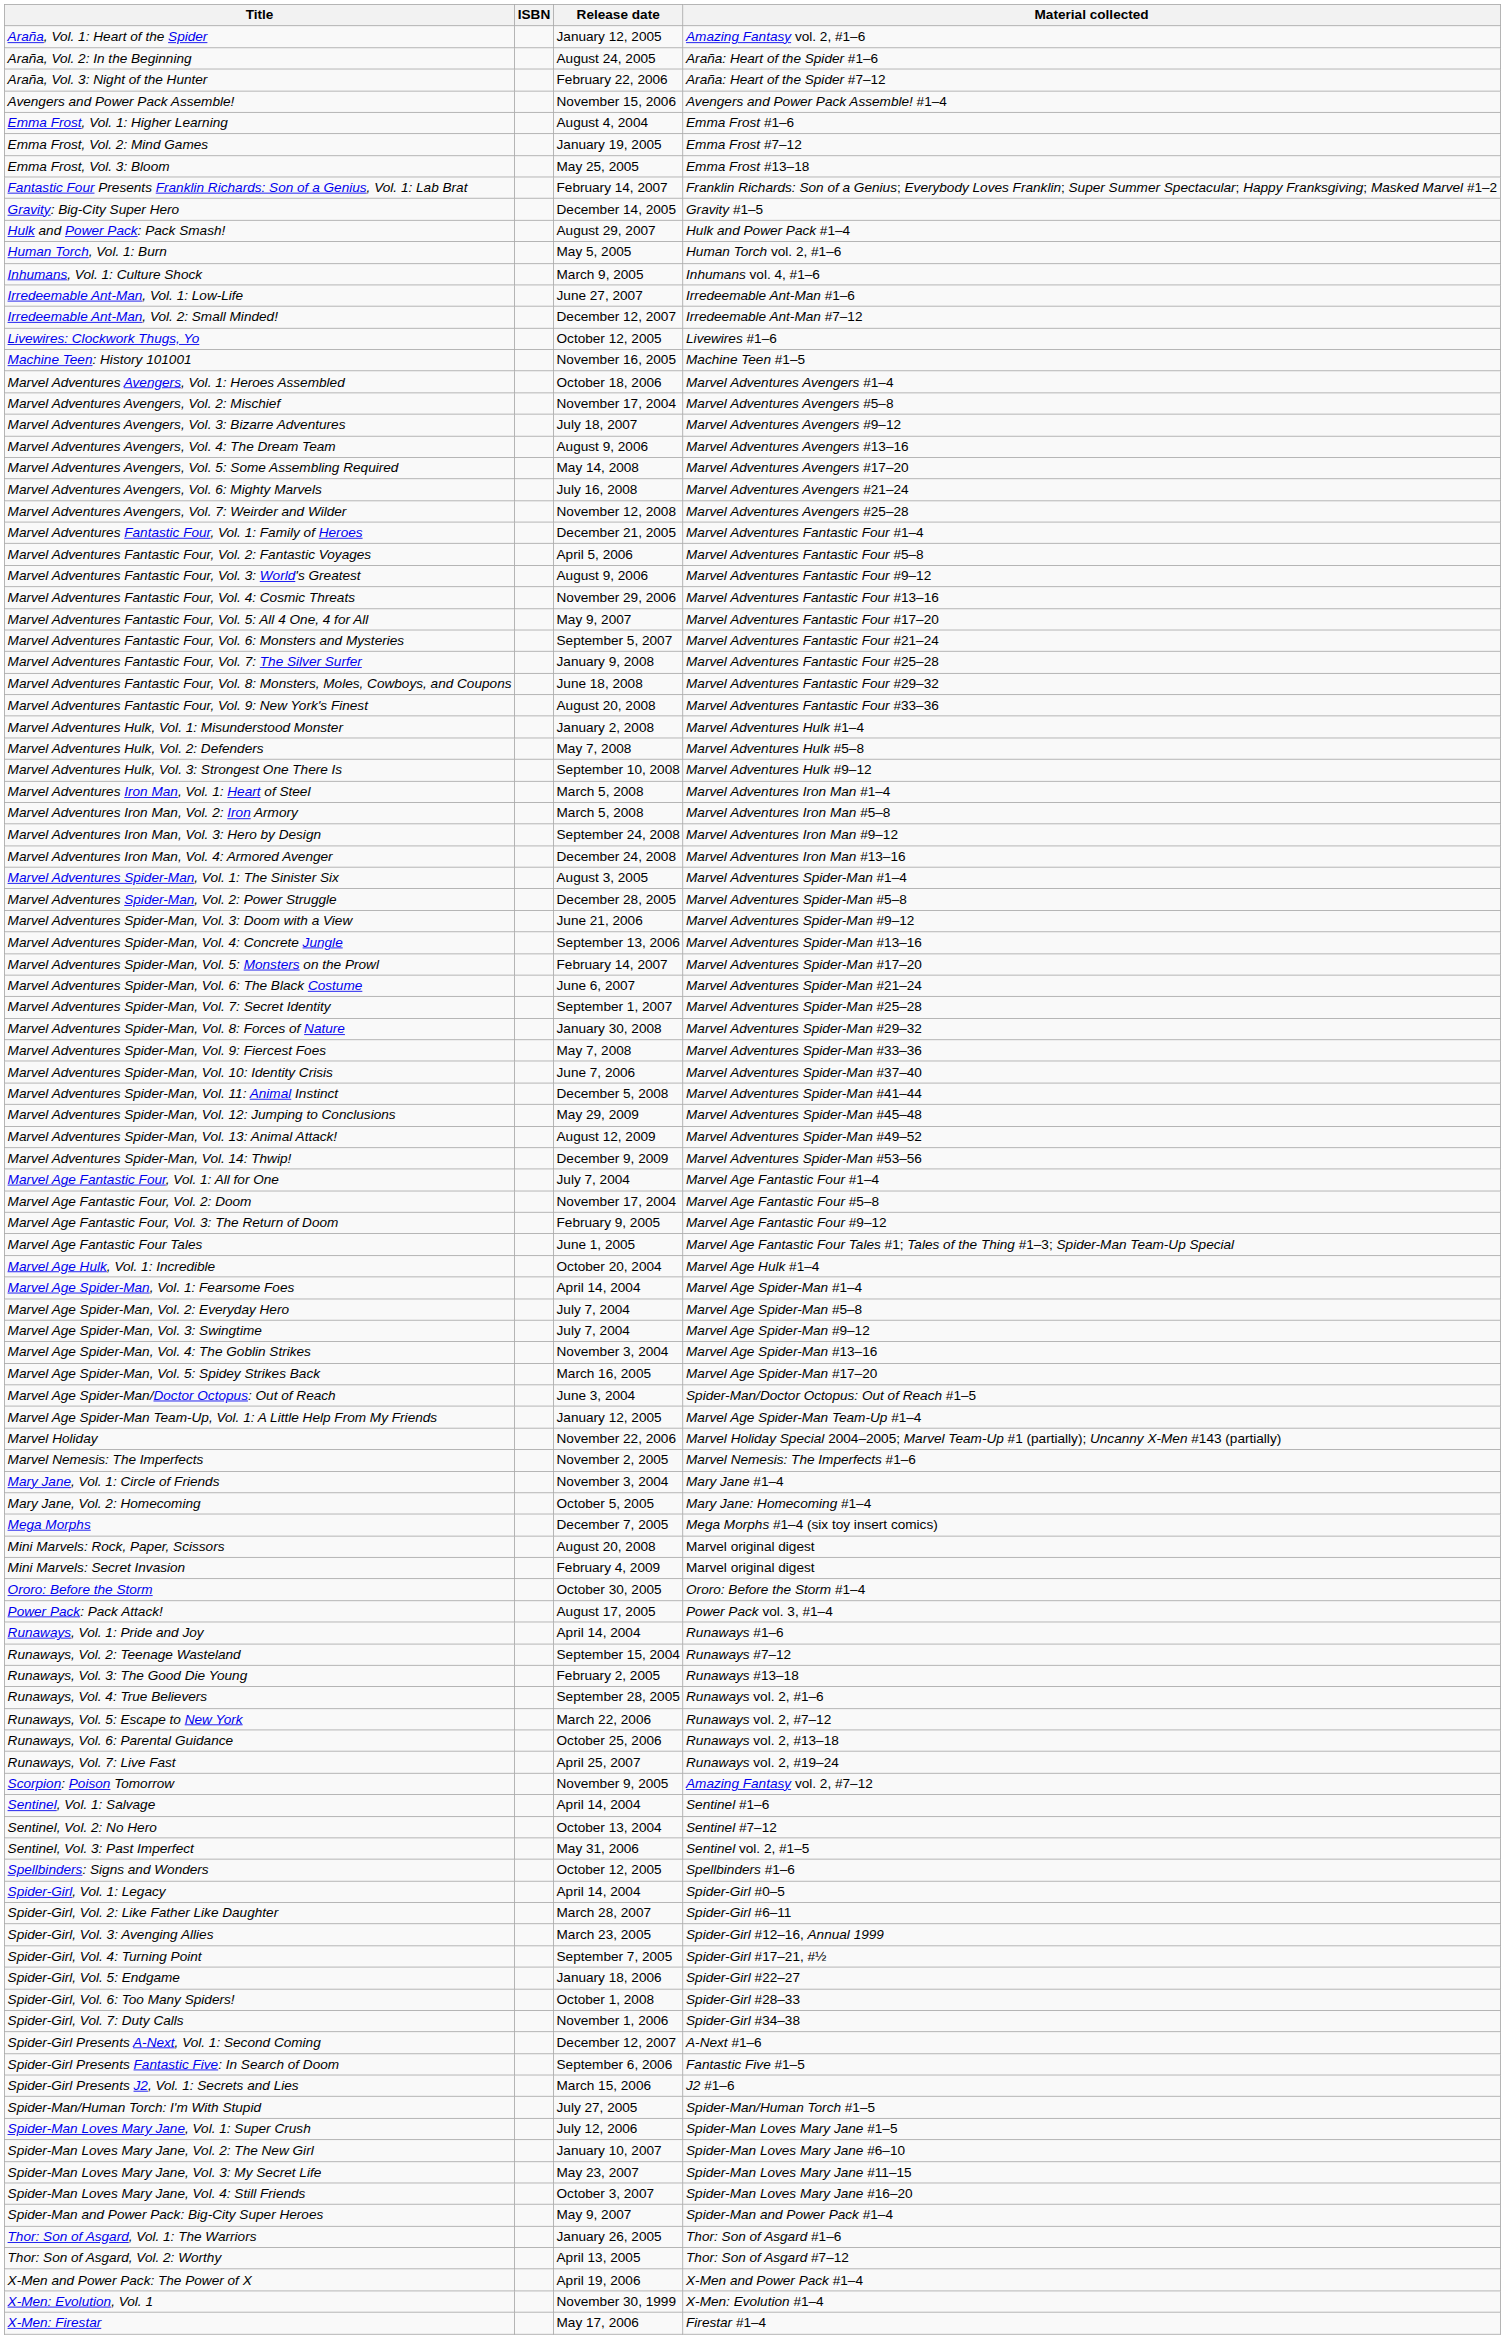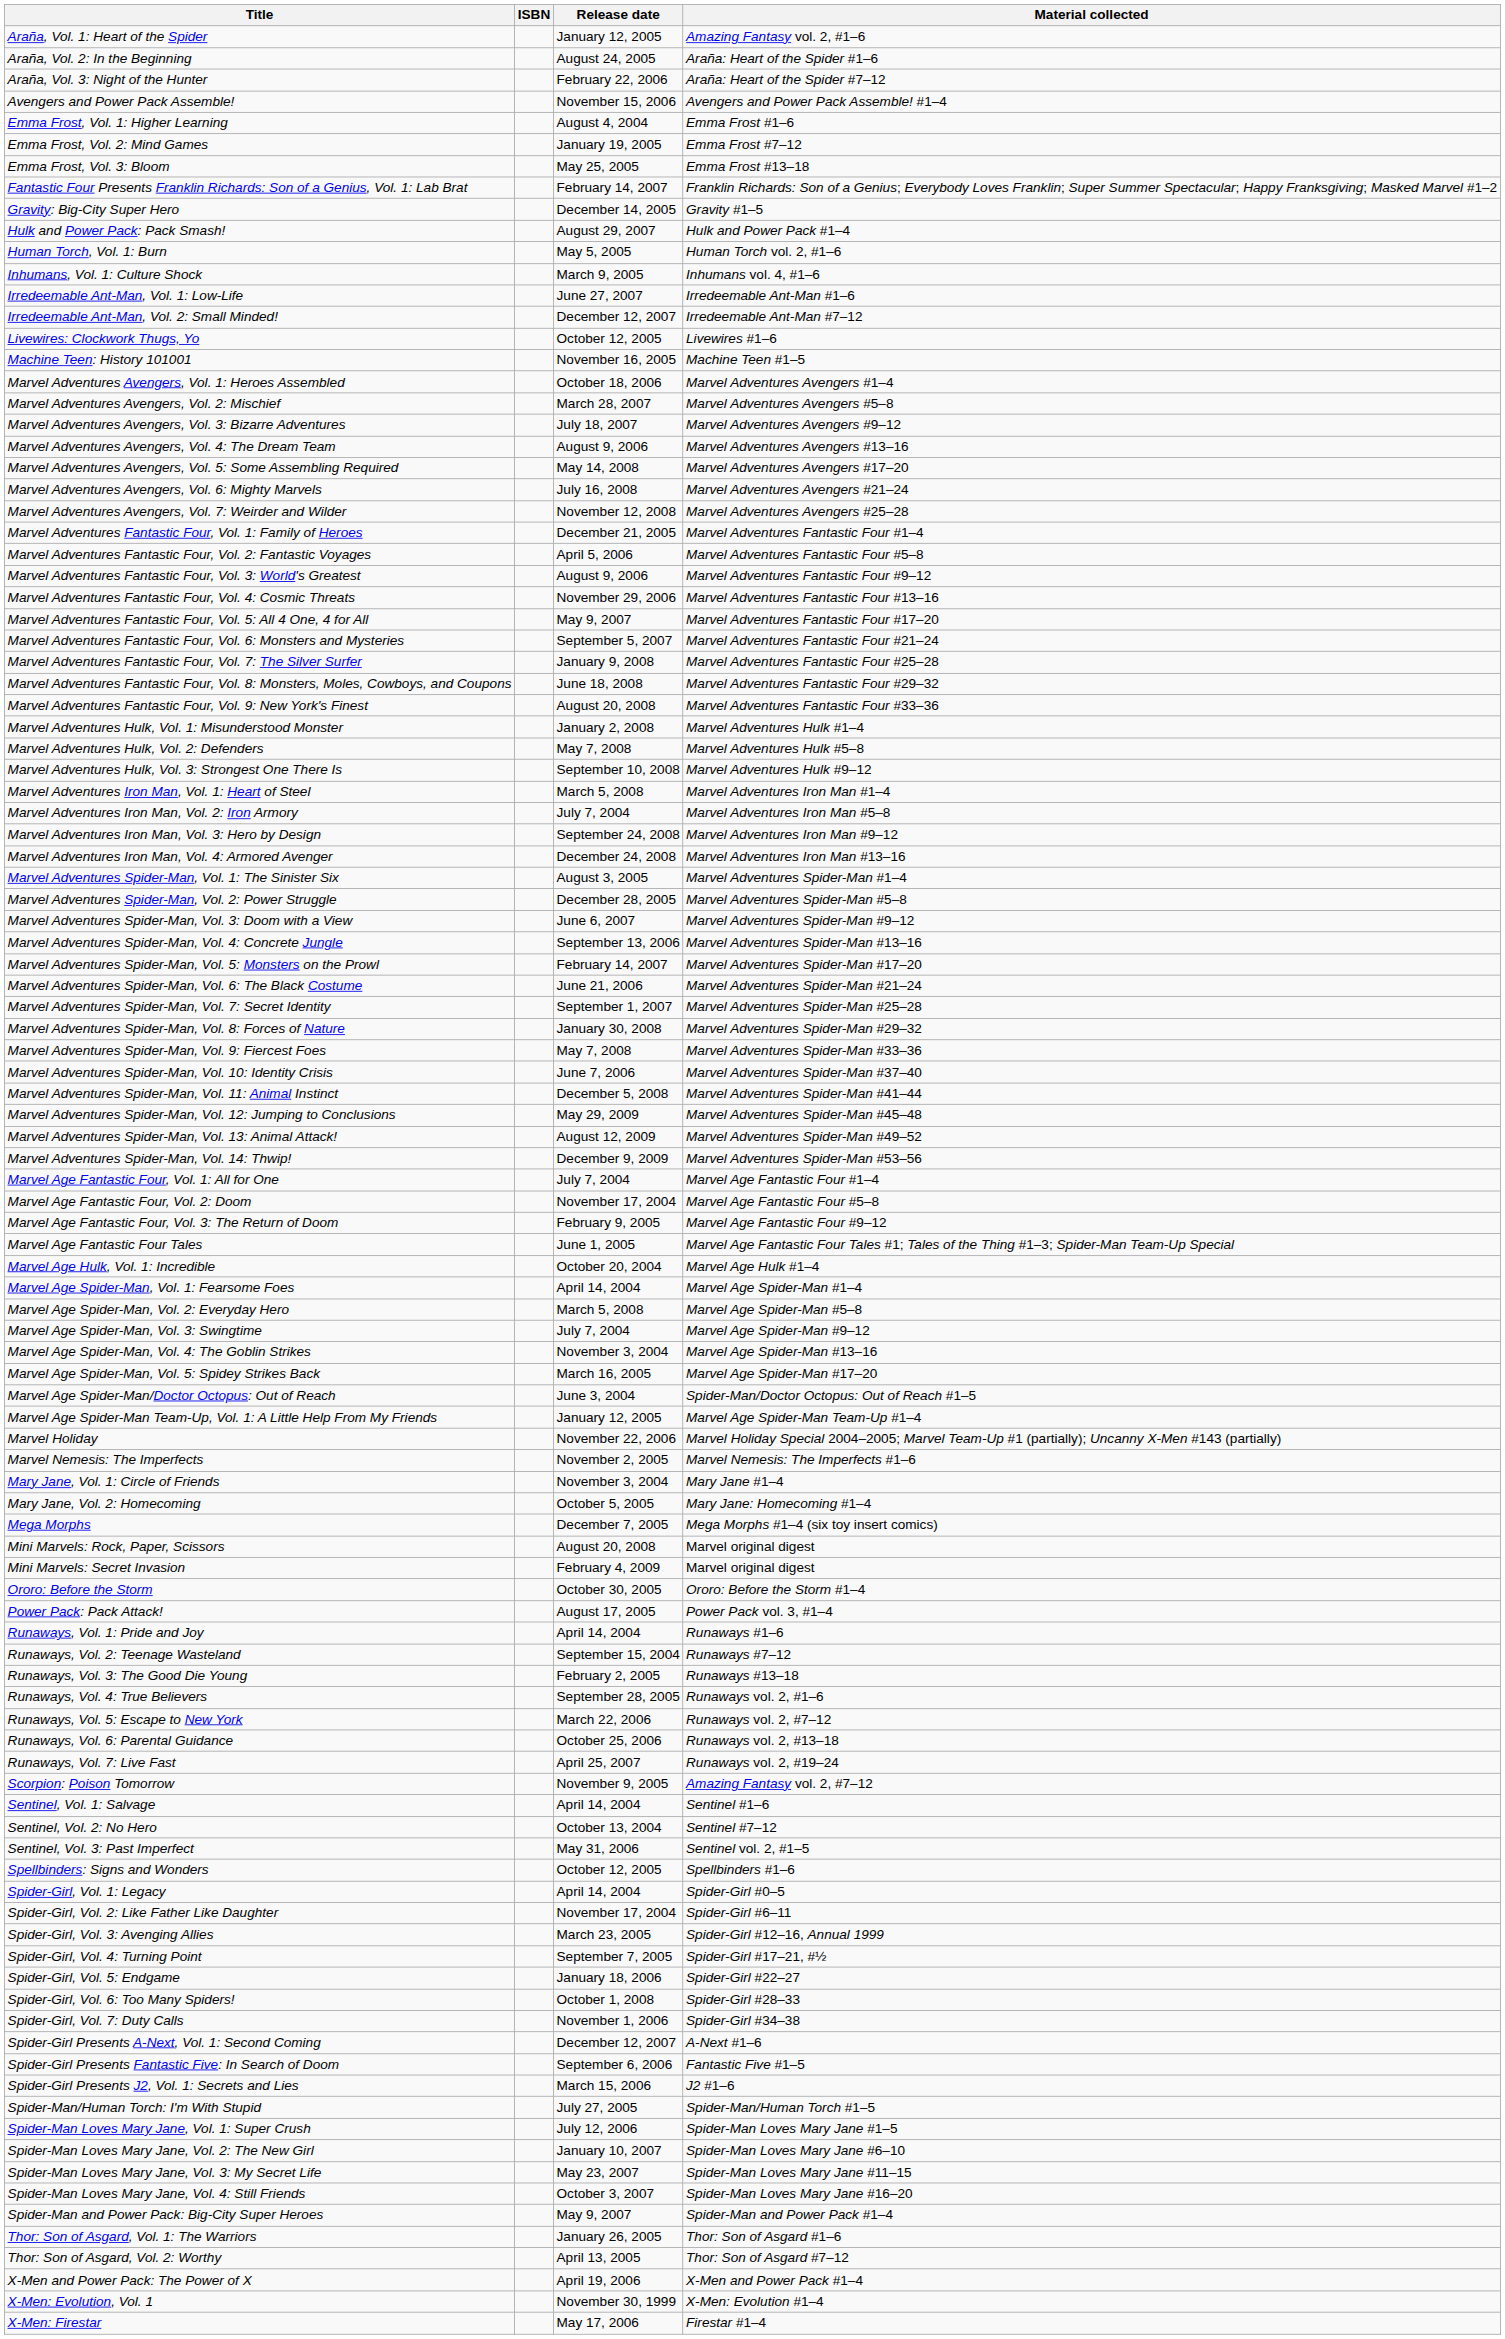(616, 403) November 17, 2004 -> (604, 403) March 28, 2007
(600, 813) March 5, 2008 -> (593, 813) July 7, 2004
(600, 921) June 21, 2006 -> (596, 921) June 6, 2007
(596, 985) June 6, 2007 -> (600, 985) June 21, 2006
(593, 1309) July 7, 2004 -> (600, 1309) March 5, 2008
(604, 1913) March 28, 2007 -> (616, 1913) November 17, 2004
